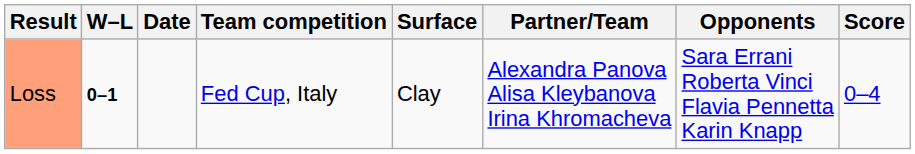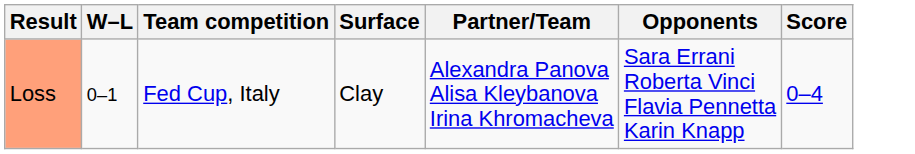- column: (167, 21)
(102, 93) bold -> (102, 95) normal
